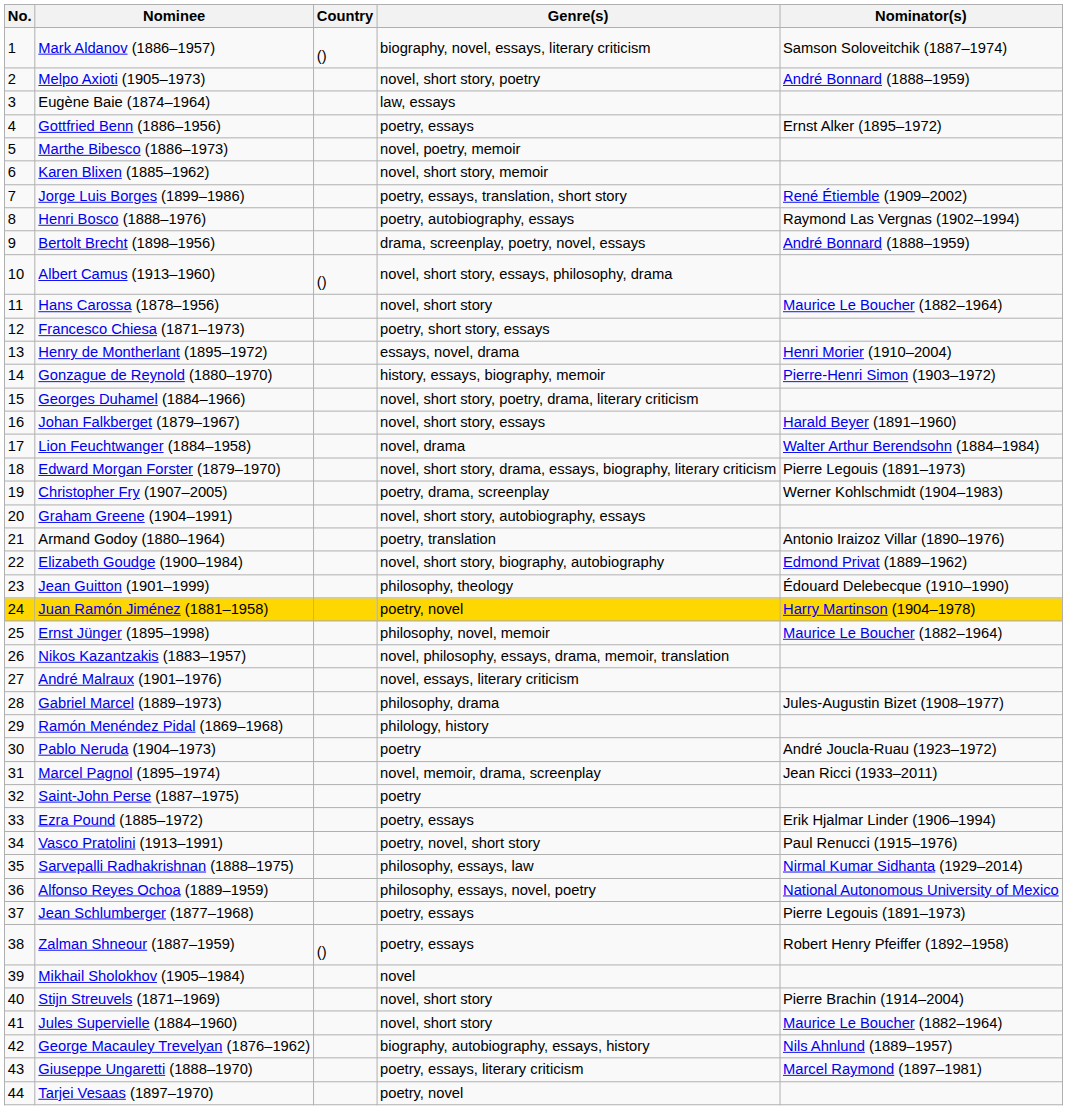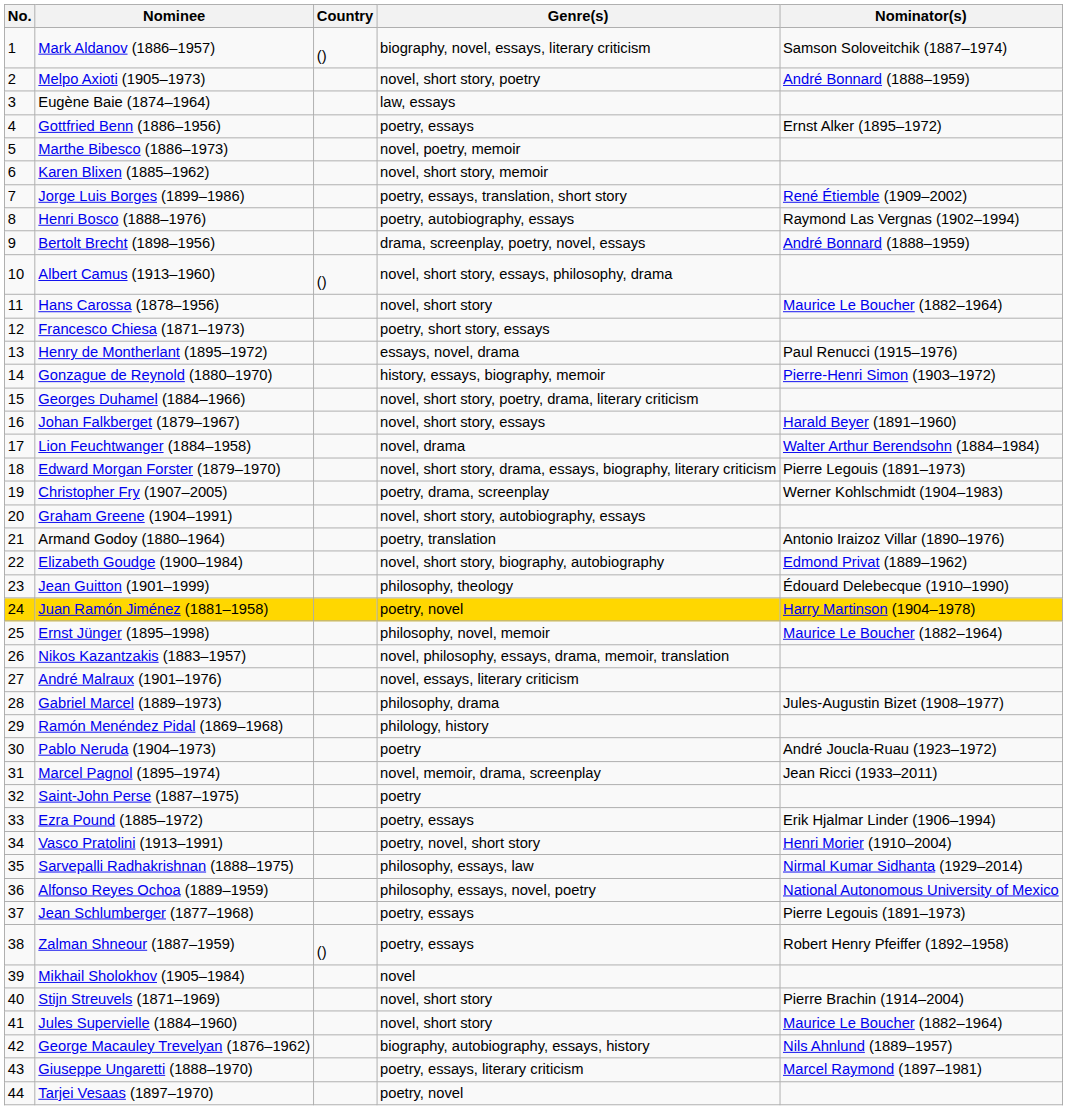(867, 352) Henri Morier (1910–2004) -> (870, 352) Paul Renucci (1915–1976)
(870, 843) Paul Renucci (1915–1976) -> (867, 843) Henri Morier (1910–2004)
